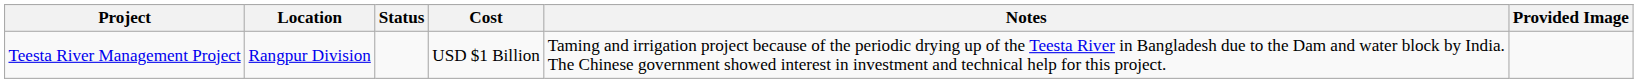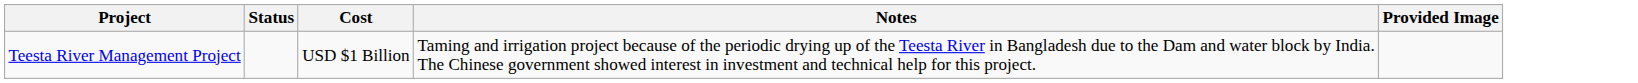- column: (310, 18)
